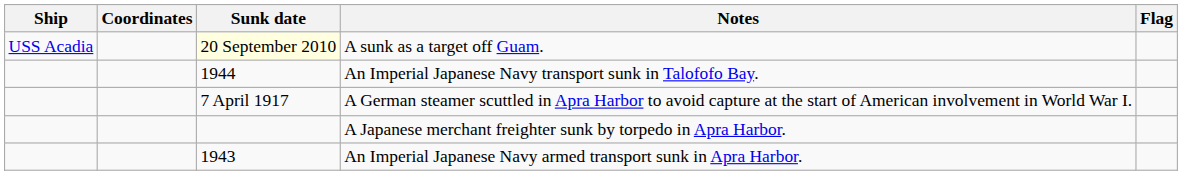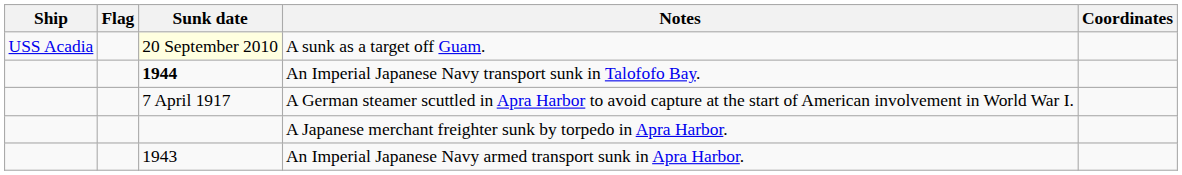columns swapped: (1157, 18) <-> (147, 18)
(218, 73) normal -> (160, 73) bold
